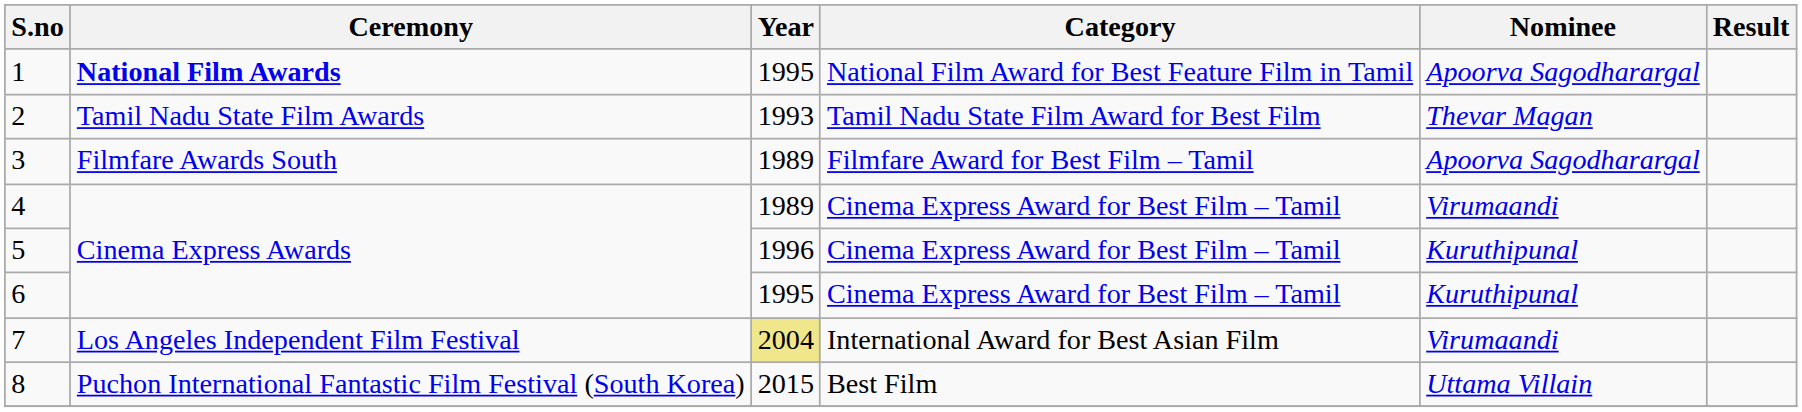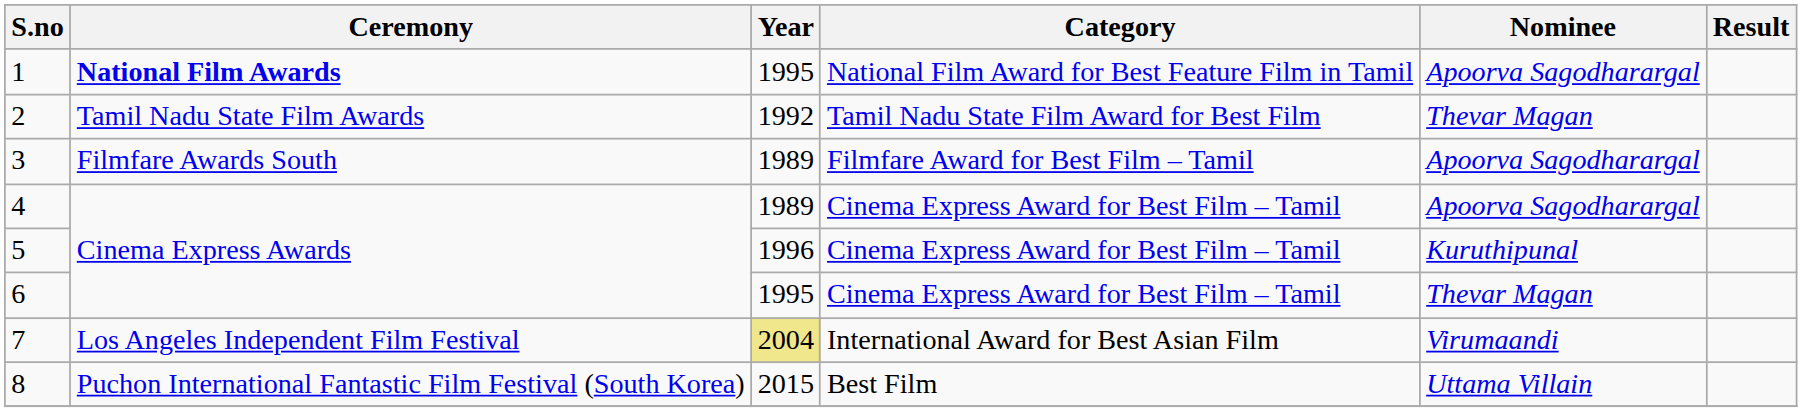(786, 116) 1993 -> (786, 116) 1992
(1492, 205) Virumaandi -> (1563, 205) Apoorva Sagodharargal
(1502, 294) Kuruthipunal -> (1509, 294) Thevar Magan
